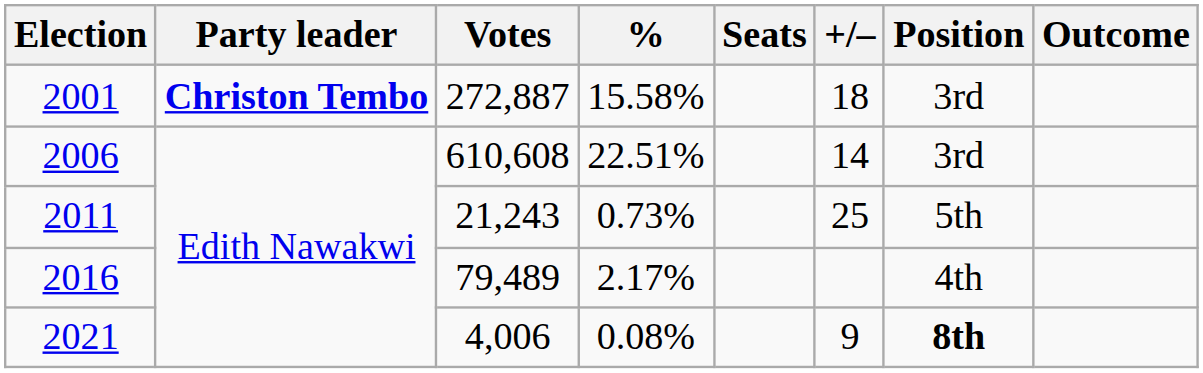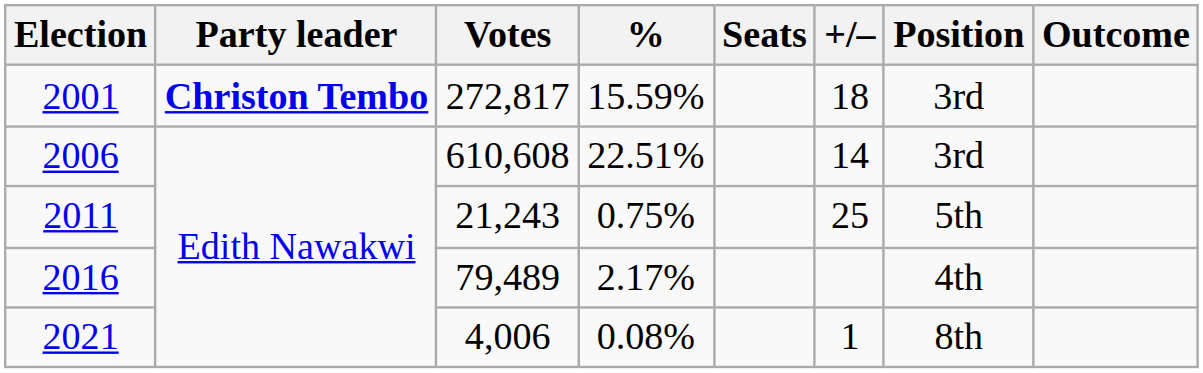(508, 95) 272,887 -> (508, 95) 272,817
(646, 95) 15.58% -> (646, 95) 15.59%
(646, 215) 0.73% -> (646, 215) 0.75%
(850, 336) 9 -> (850, 336) 1
(959, 336) bold -> (959, 336) normal
